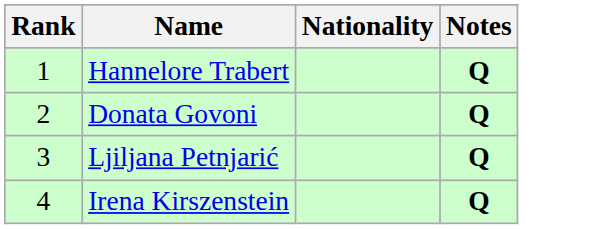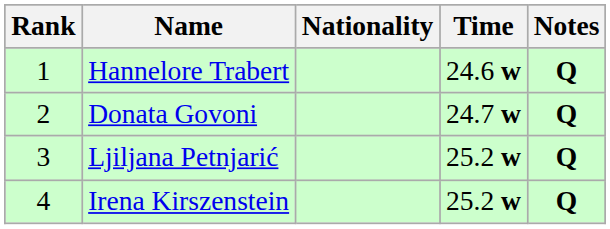+ column: (483, 26)
